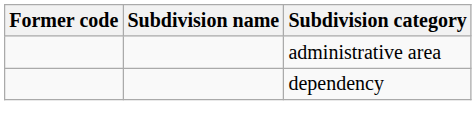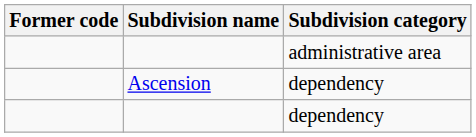+ row: (169, 83)
